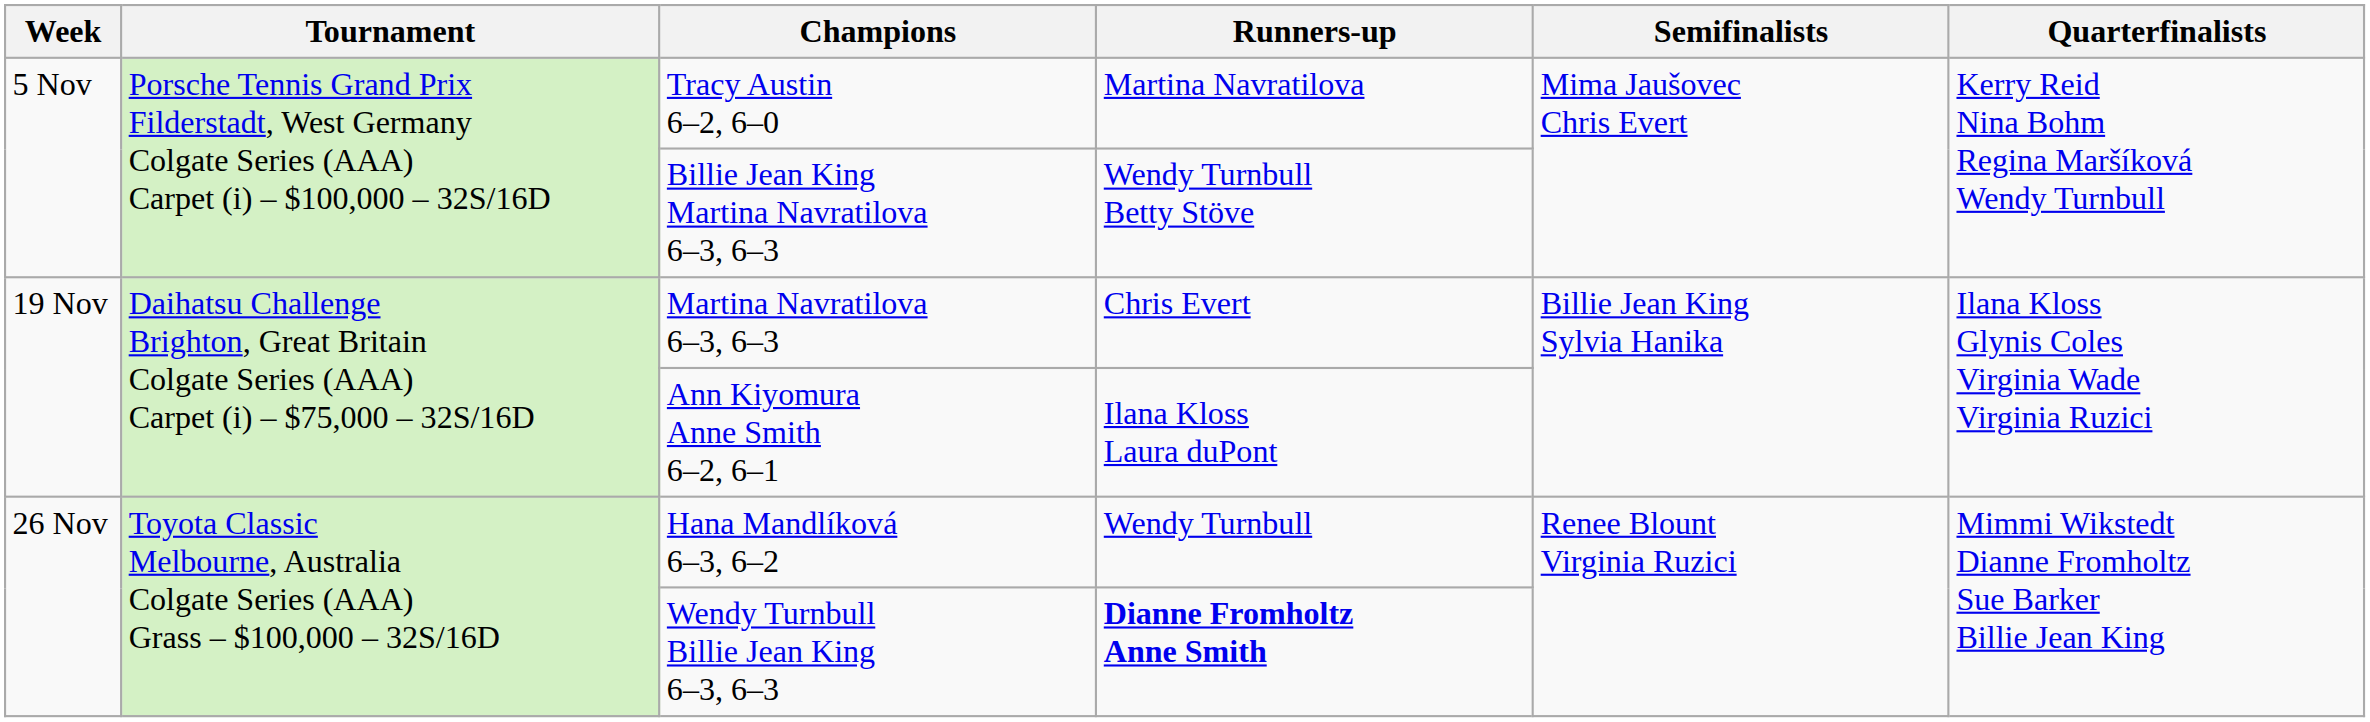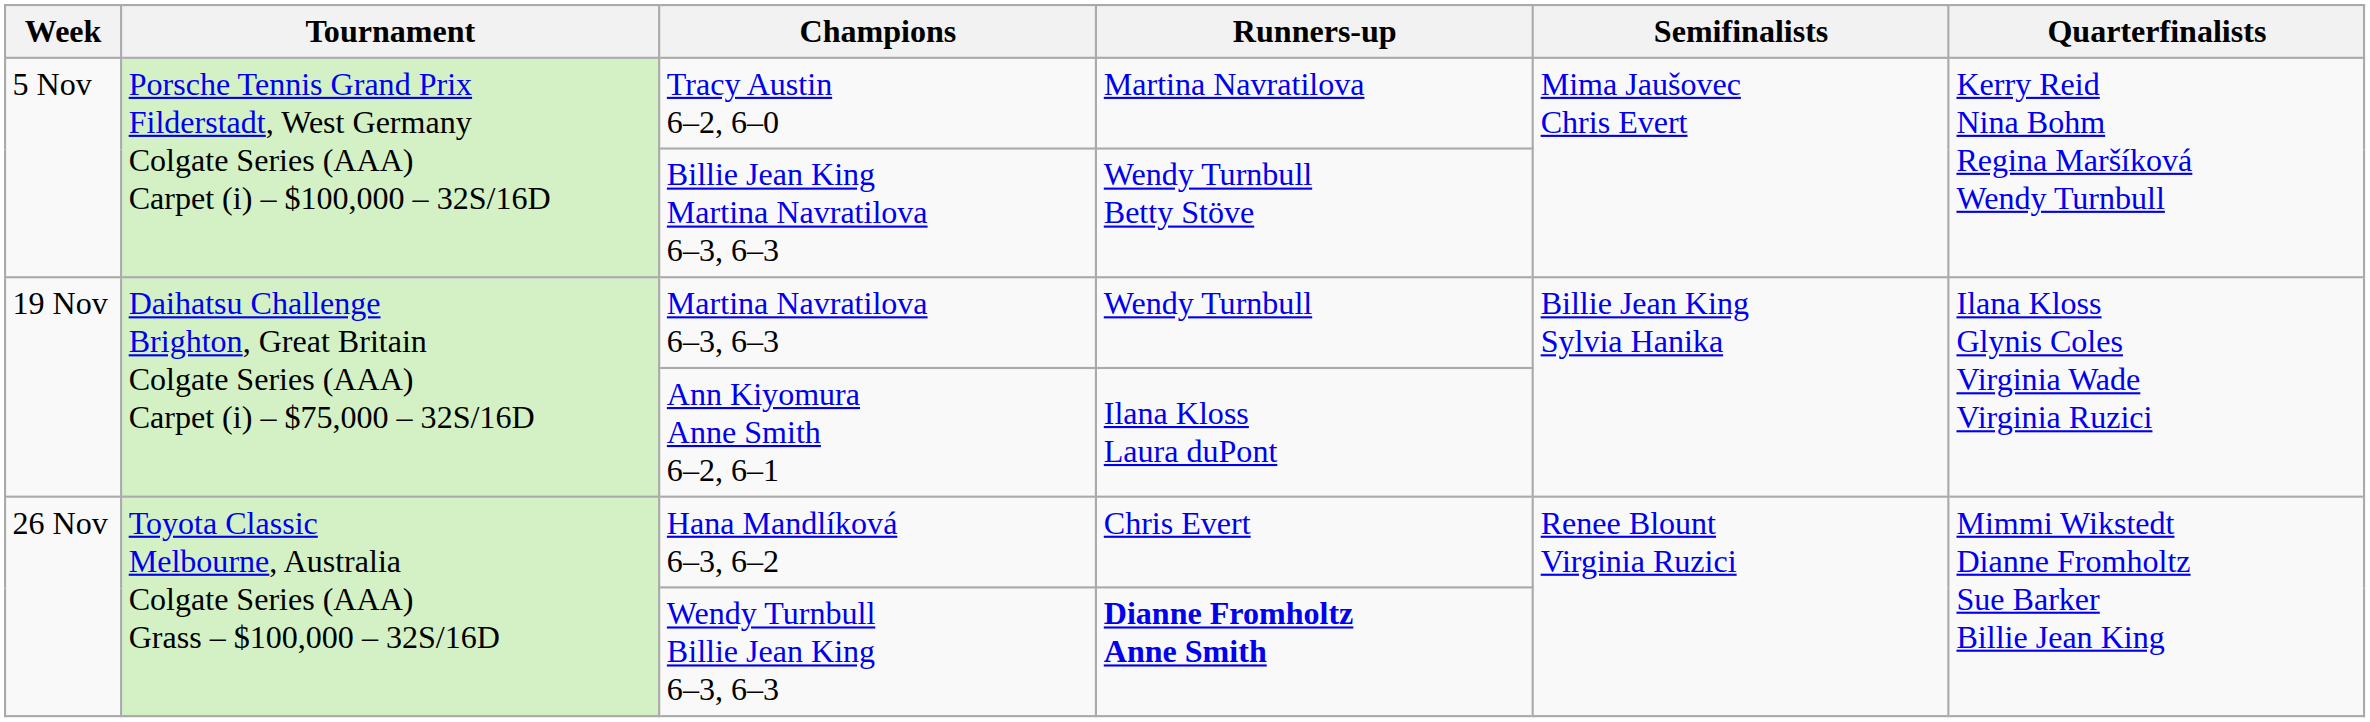(1177, 303) Chris Evert -> (1208, 303) Wendy Turnbull
(1208, 523) Wendy Turnbull -> (1177, 523) Chris Evert
